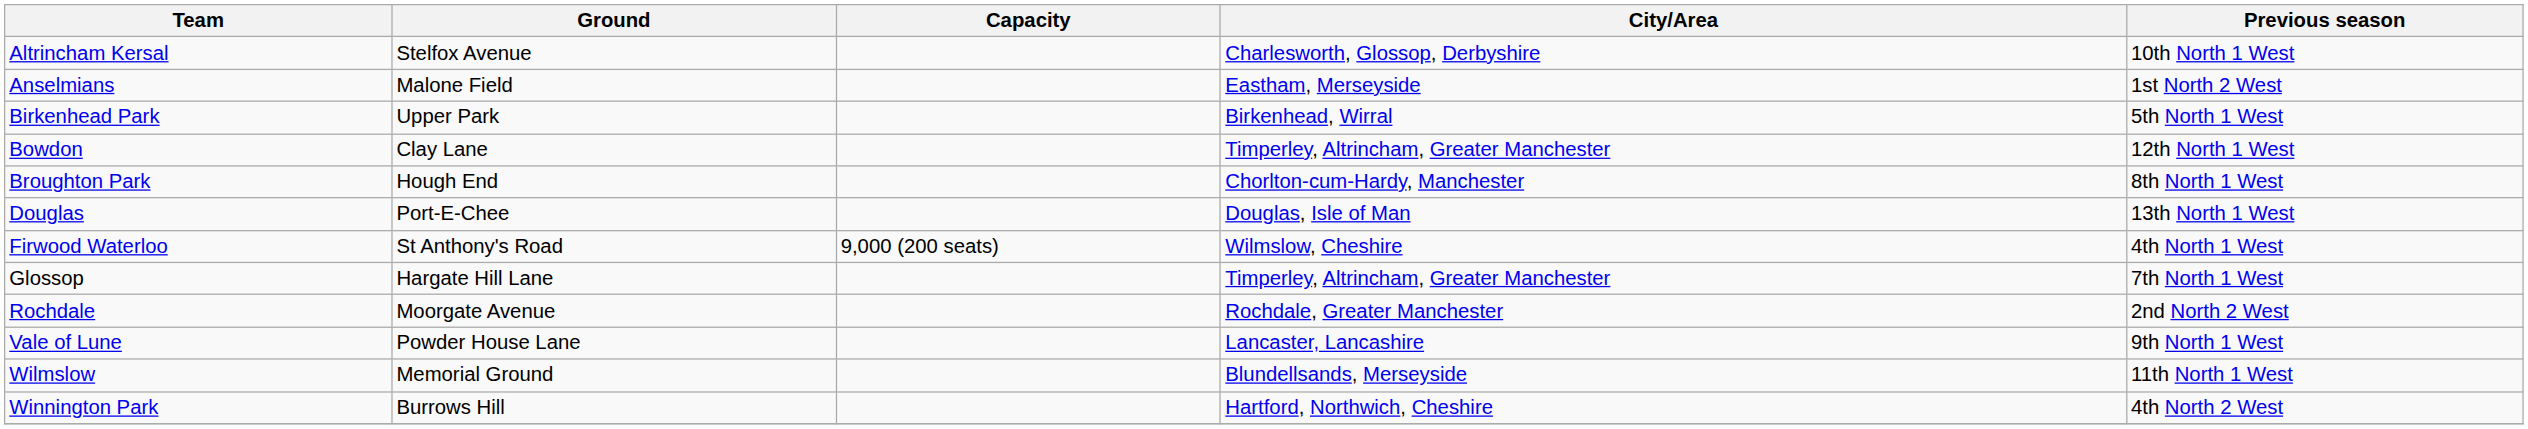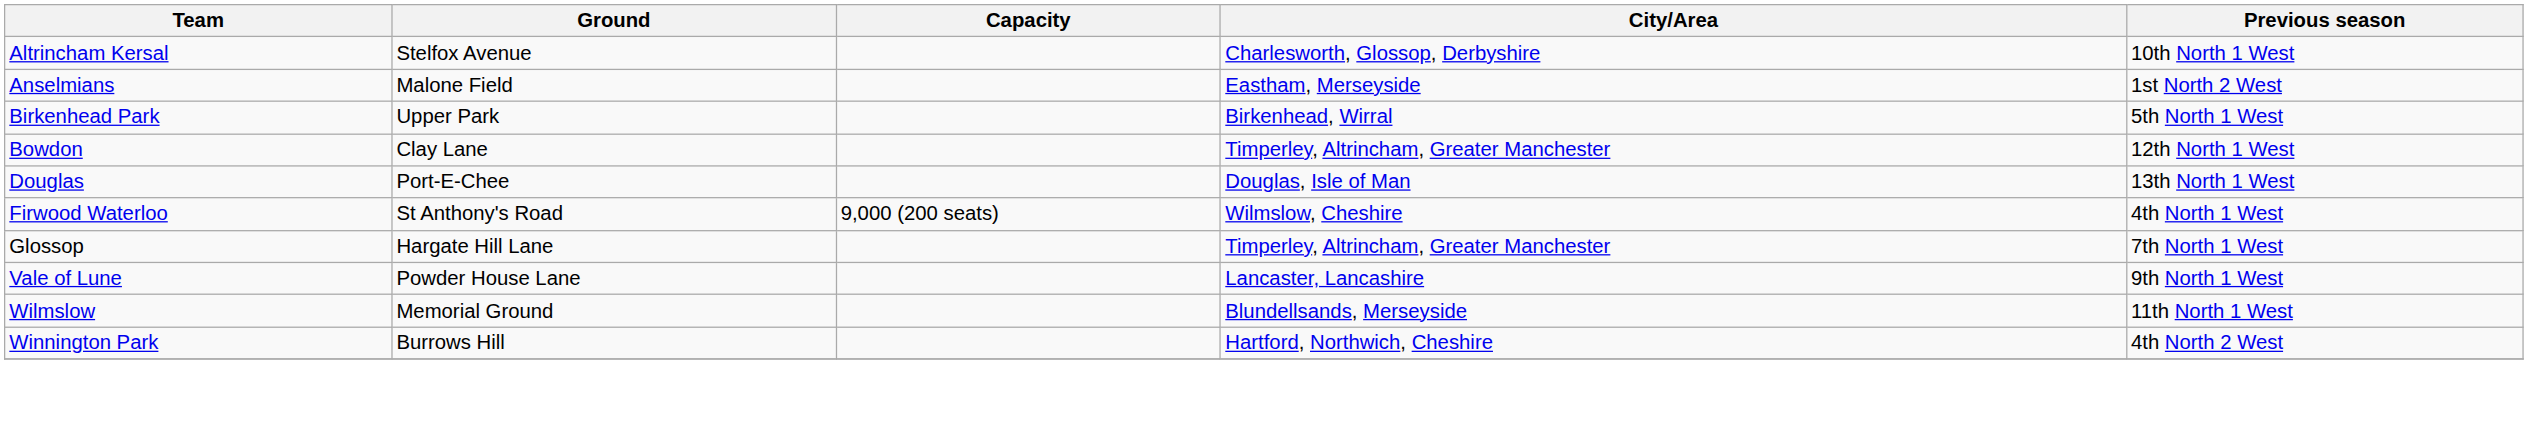- row: (80, 181)
- row: (52, 310)
